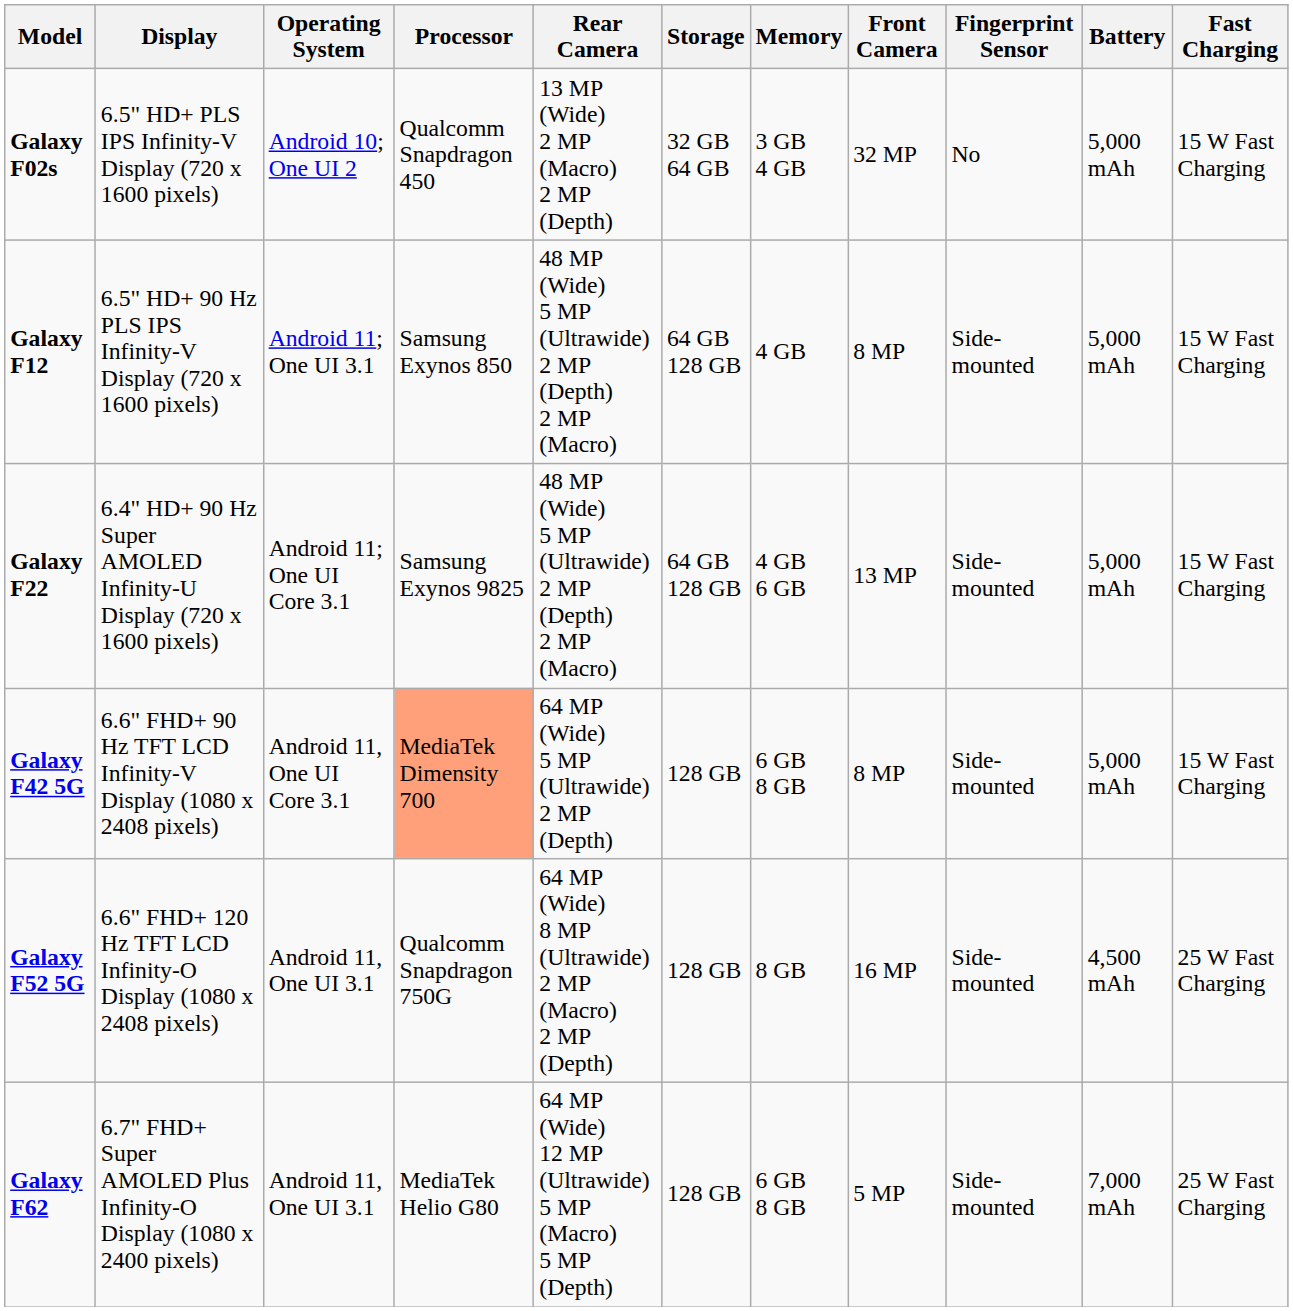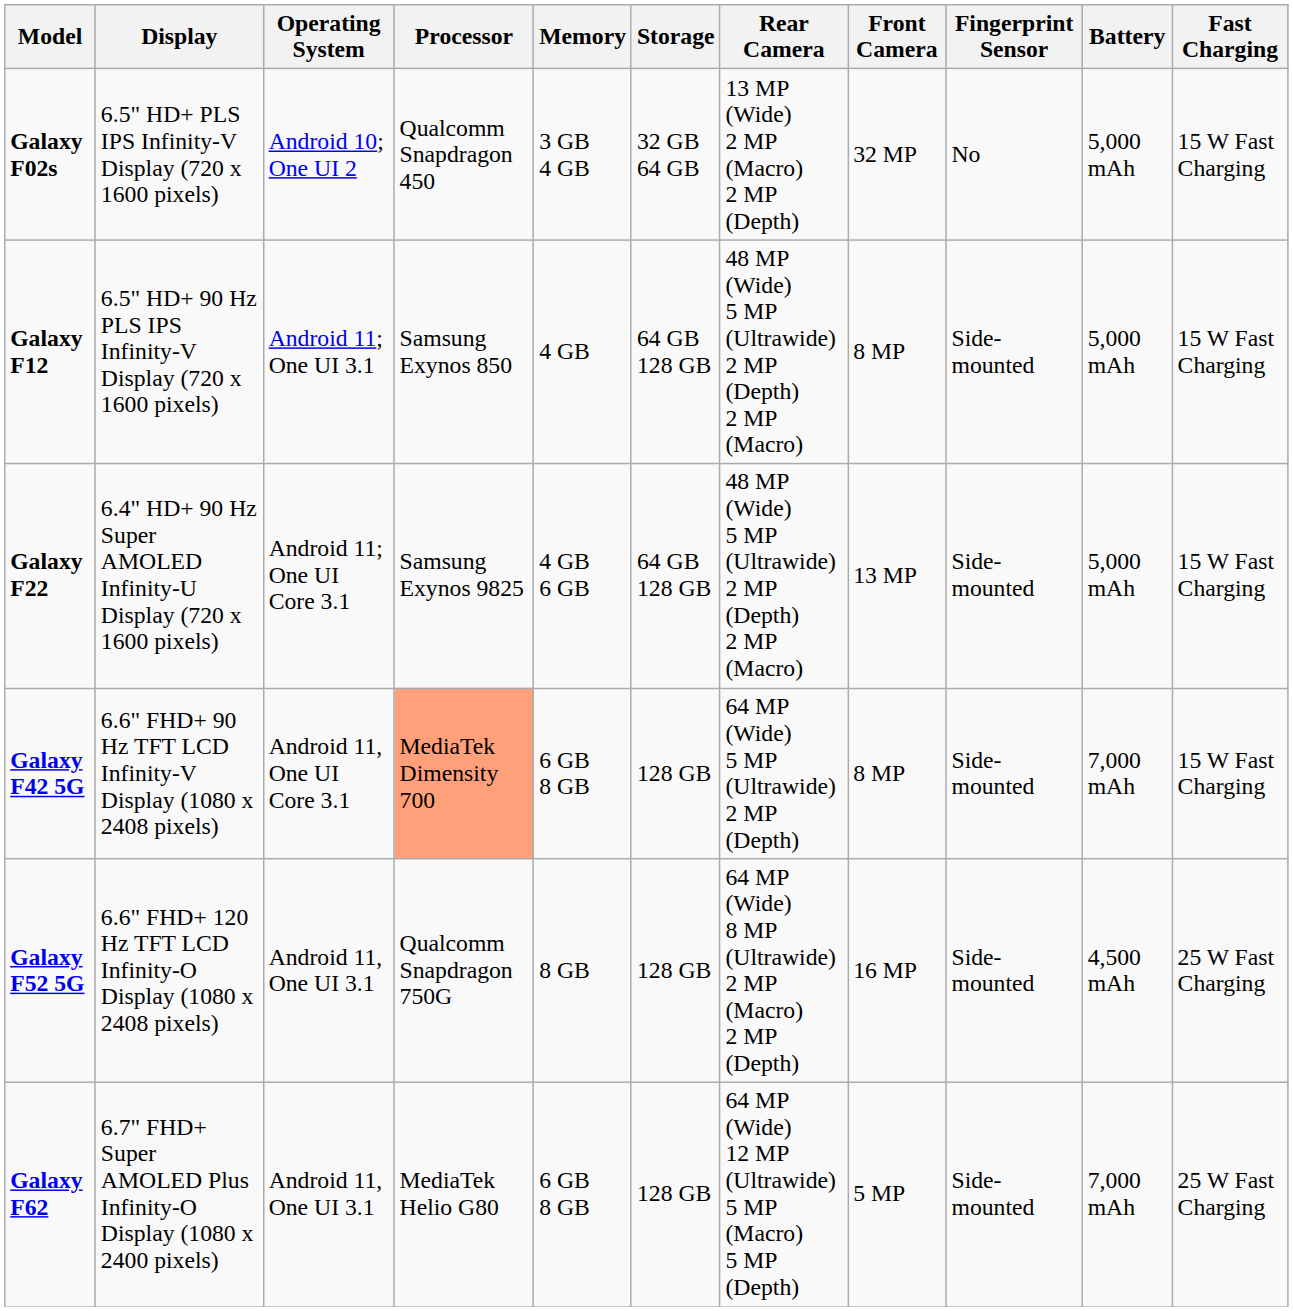columns swapped: (799, 36) <-> (598, 36)
(1114, 772) 5,000 mAh -> (1114, 772) 7,000 mAh
